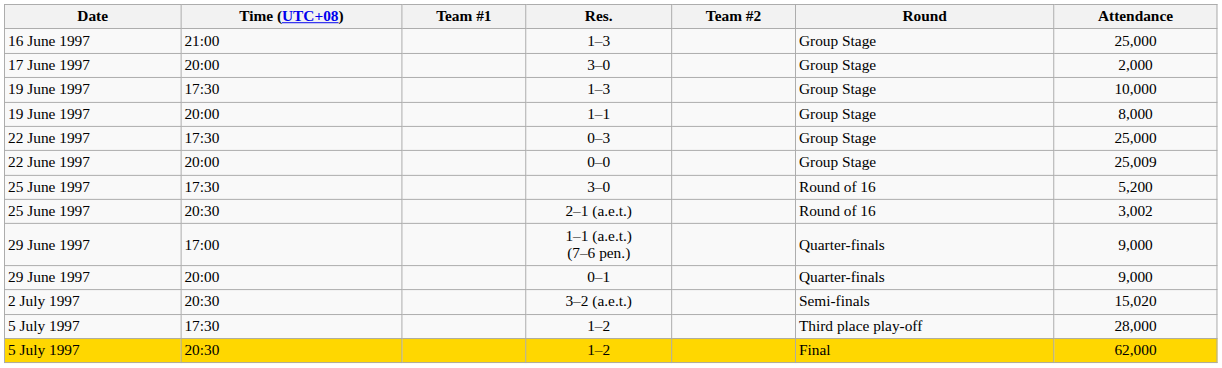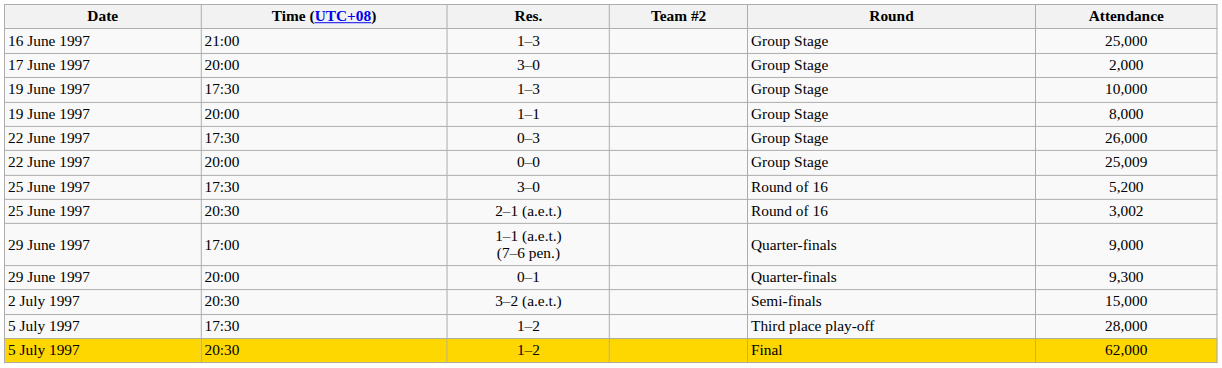- column: (464, 16)
(1135, 138) 25,000 -> (1126, 138) 26,000
(1135, 277) 9,000 -> (1126, 277) 9,300
(1135, 301) 15,020 -> (1126, 301) 15,000
